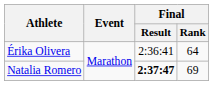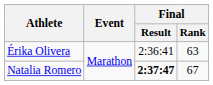(193, 51) 64 -> (193, 51) 63
(193, 71) 69 -> (193, 71) 67
